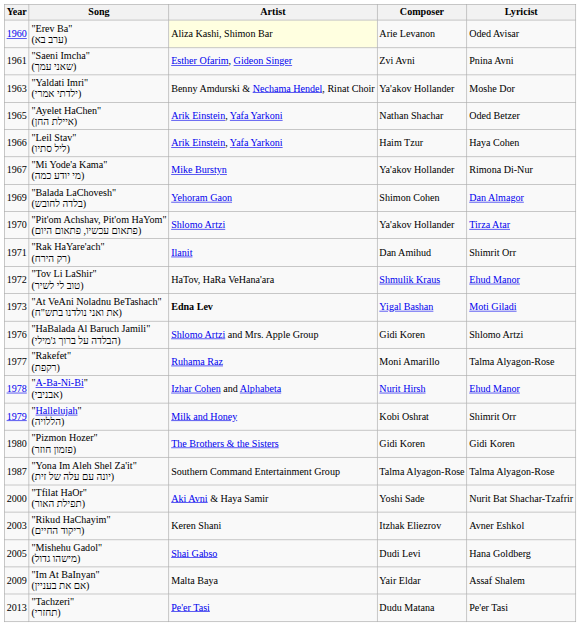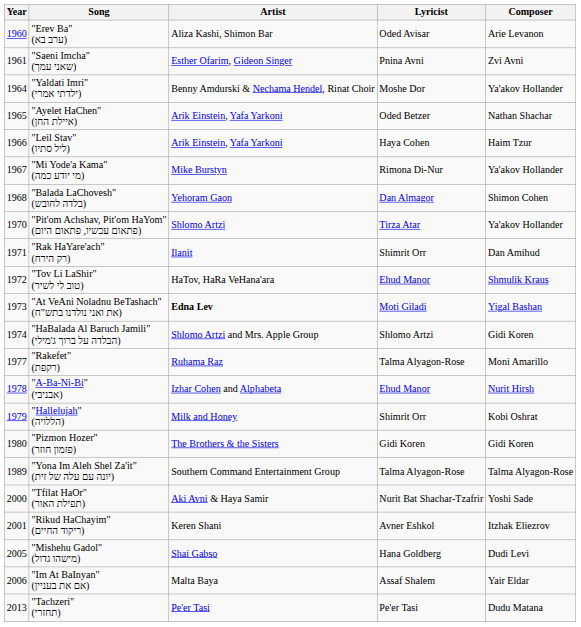columns swapped: (521, 12) <-> (422, 12)
(222, 34) lightyellow background -> (222, 34) no background
(17, 88) 1963 -> (17, 88) 1964
(17, 198) 1969 -> (17, 198) 1968
(17, 334) 1976 -> (17, 334) 1974
(17, 471) 1987 -> (17, 471) 1989
(17, 526) 2003 -> (17, 526) 2001
(17, 580) 2009 -> (17, 580) 2006
